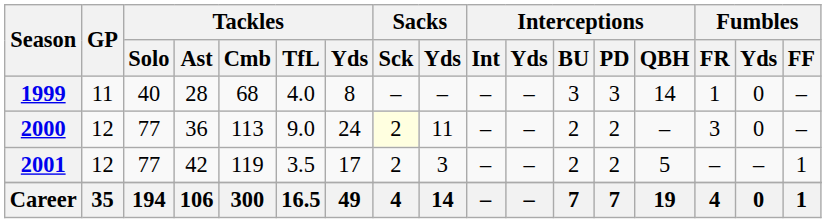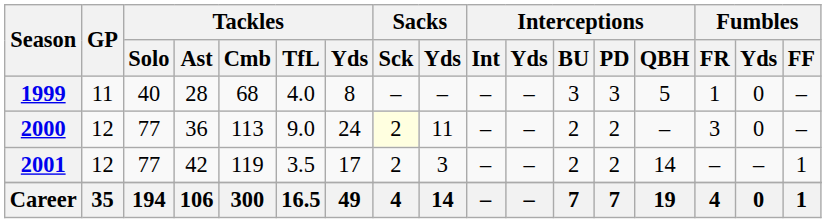(665, 93) 14 -> (665, 93) 5
(665, 164) 5 -> (665, 164) 14
